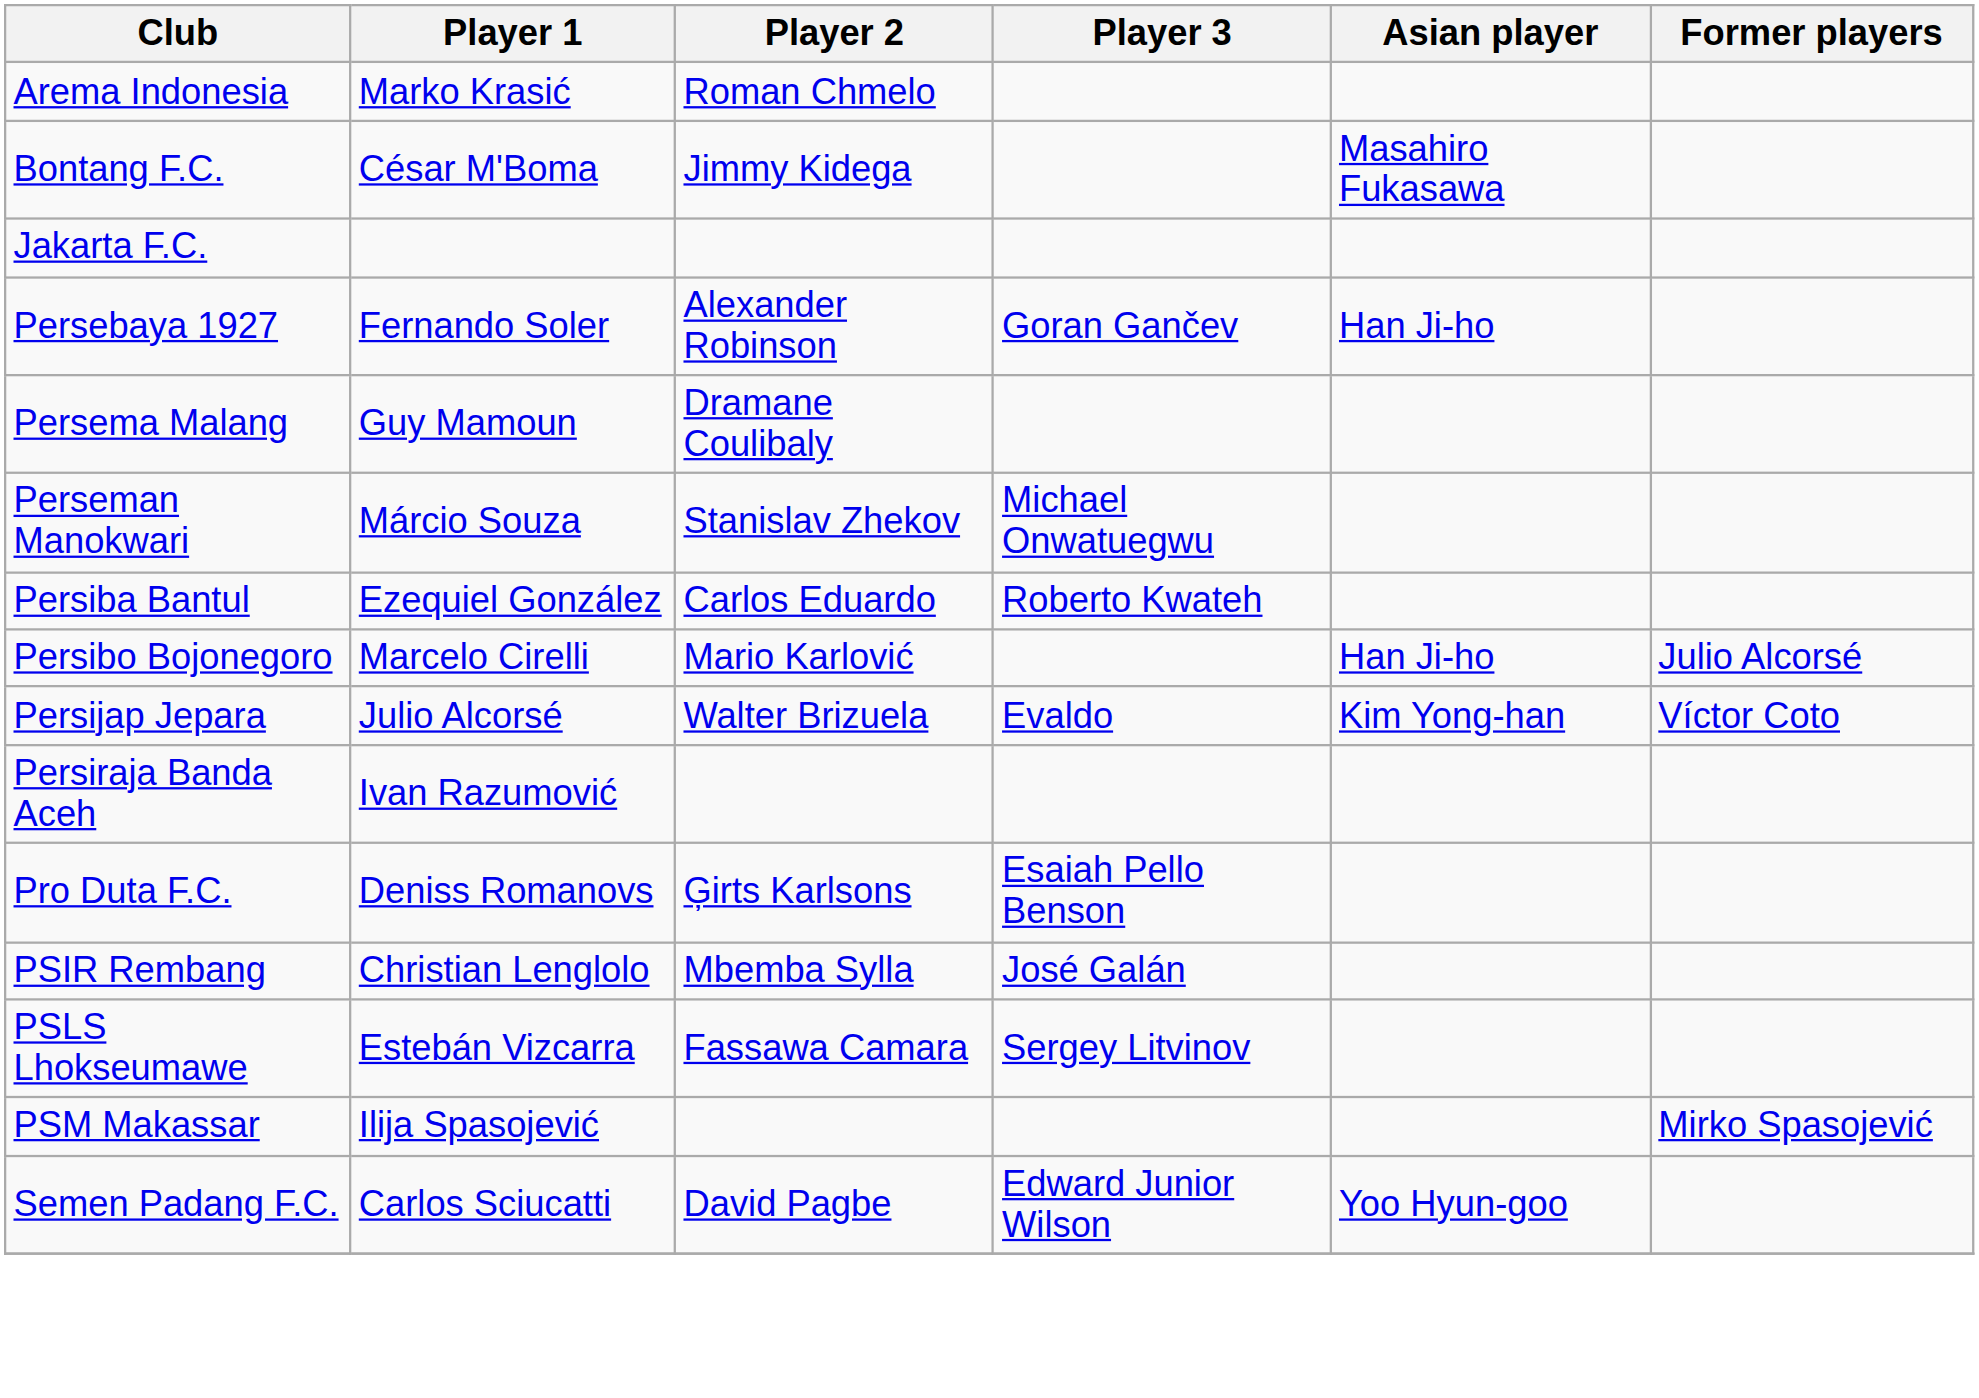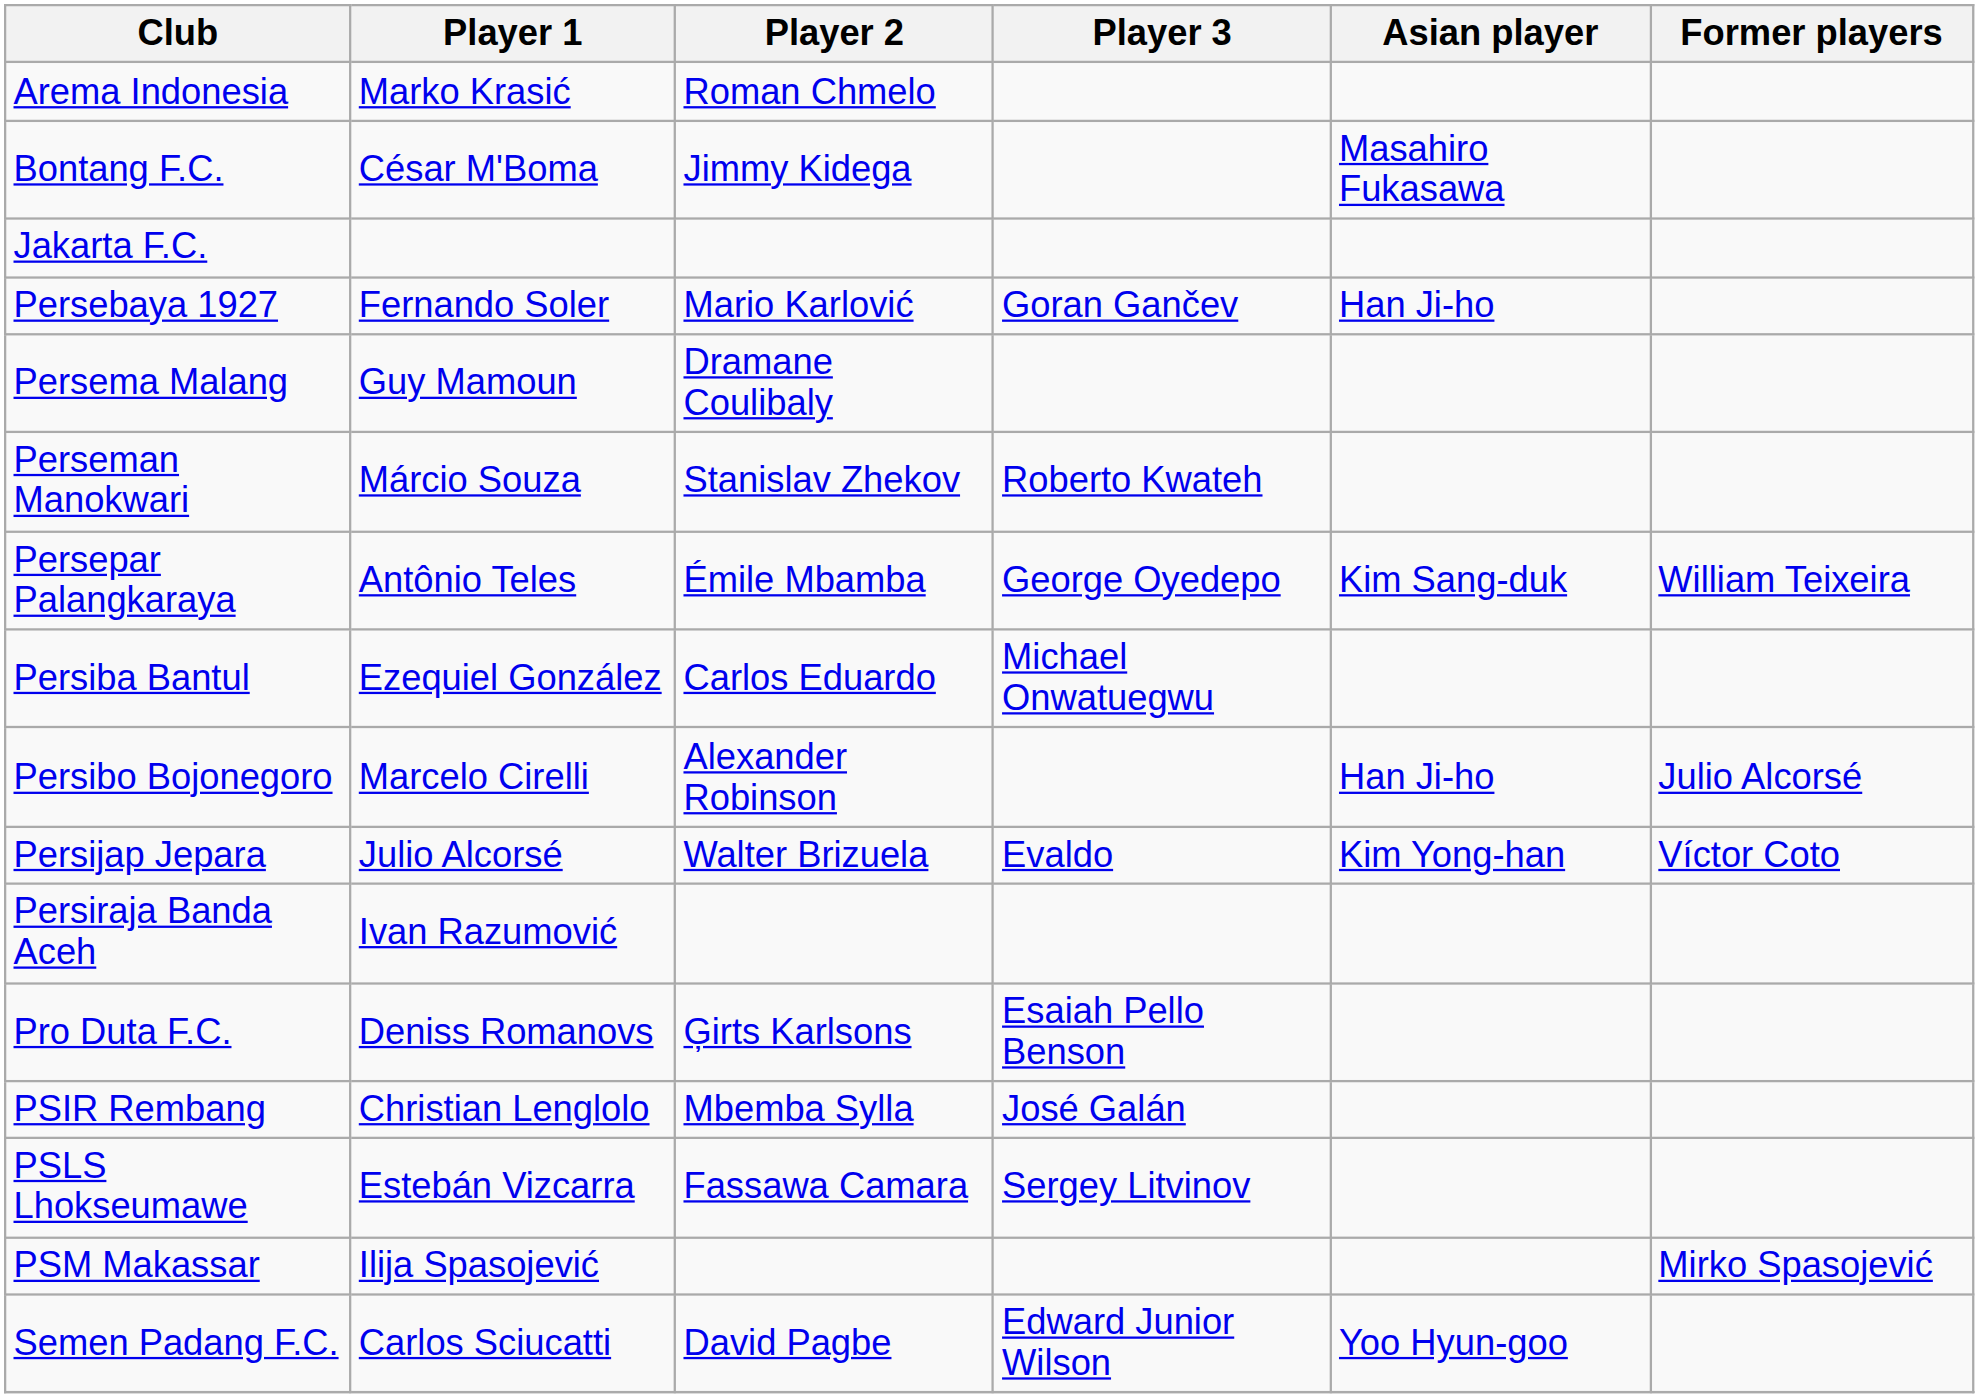(765, 324) Alexander Robinson -> (799, 304) Mario Karlović
(1108, 521) Michael Onwatuegwu -> (1132, 481) Roberto Kwateh
+ row: (125, 579)
(1132, 599) Roberto Kwateh -> (1108, 677) Michael Onwatuegwu
(799, 657) Mario Karlović -> (765, 776) Alexander Robinson
